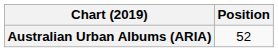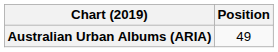(244, 36) 52 -> (244, 36) 49
